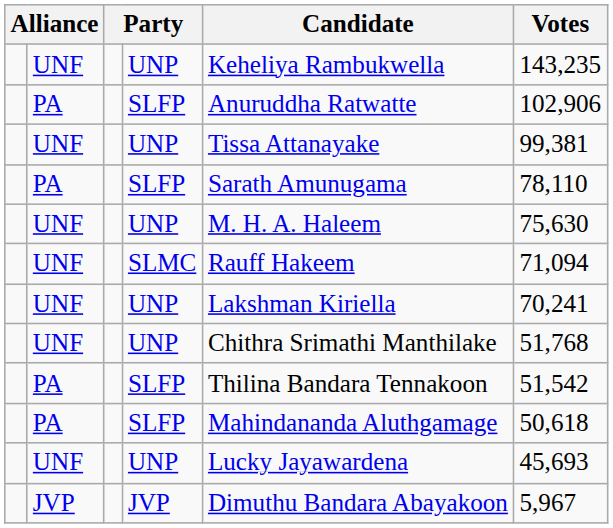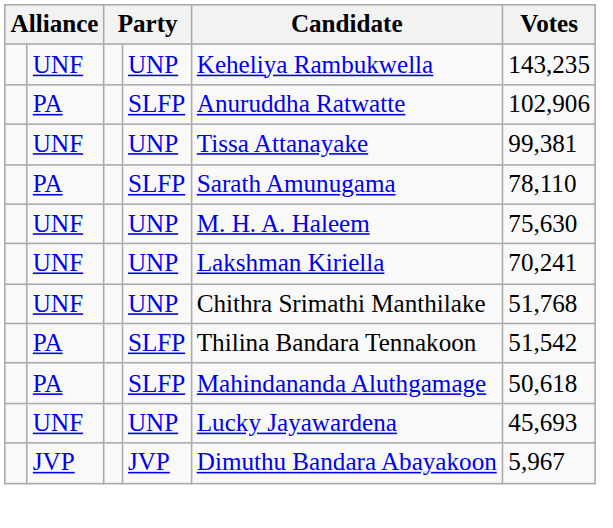- row: (58, 263)
